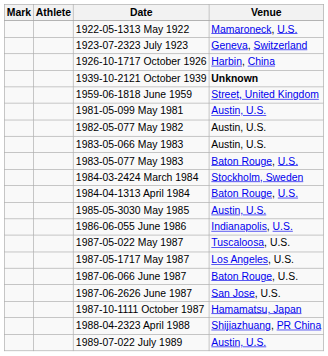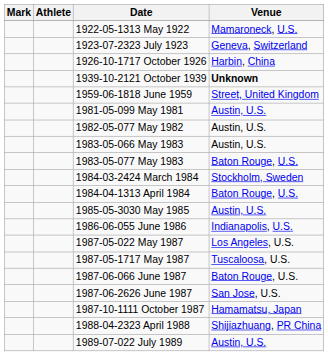(251, 243) Tuscaloosa, U.S. -> (253, 243) Los Angeles, U.S.
(253, 260) Los Angeles, U.S. -> (251, 260) Tuscaloosa, U.S.
